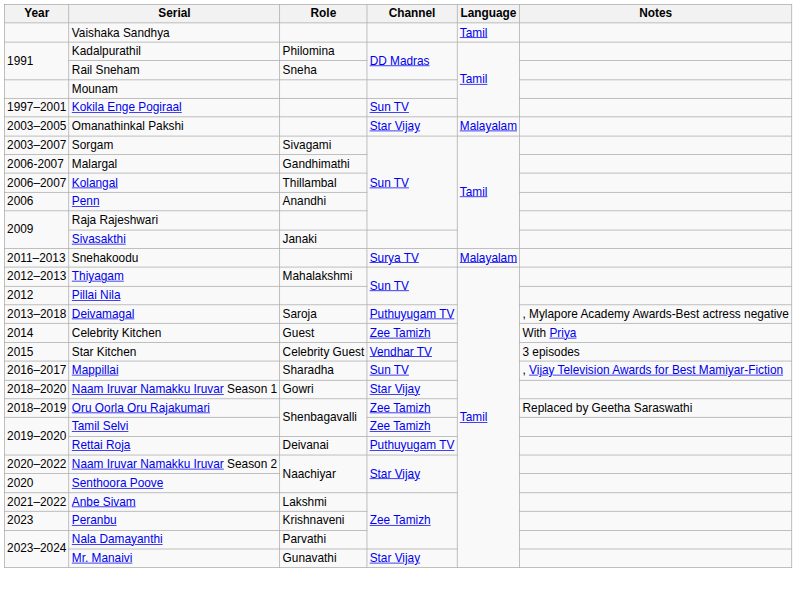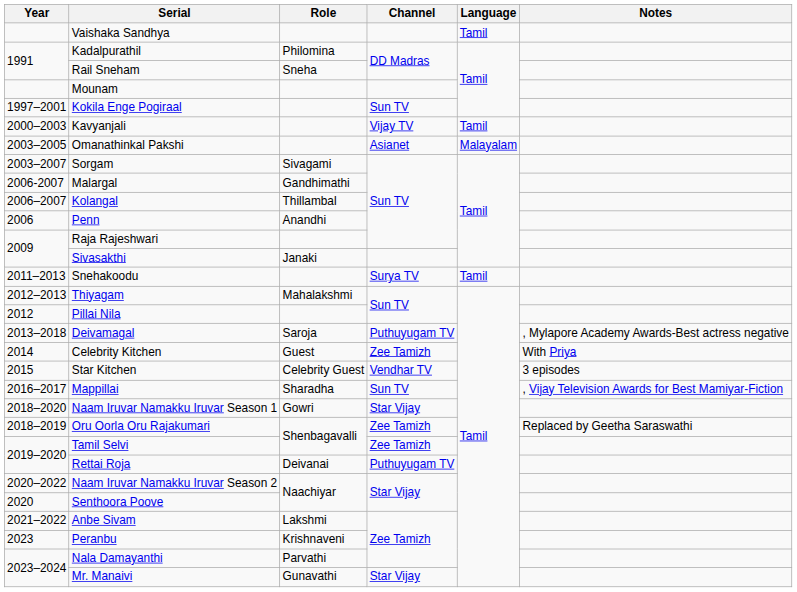+ row: (99, 126)
(395, 126) Star Vijay -> (389, 145) Asianet
(488, 257) Malayalam -> (474, 276) Tamil
